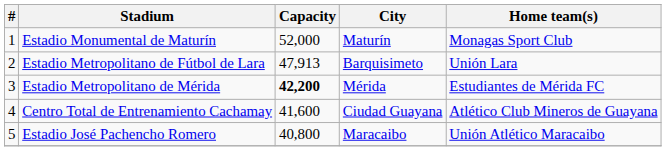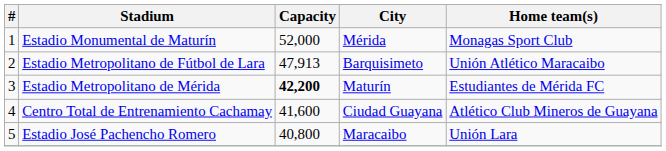(367, 39) Maturín -> (364, 39) Mérida
(483, 63) Unión Lara -> (527, 63) Unión Atlético Maracaibo
(364, 87) Mérida -> (367, 87) Maturín
(527, 134) Unión Atlético Maracaibo -> (483, 134) Unión Lara
